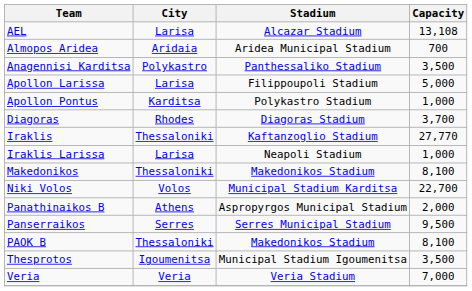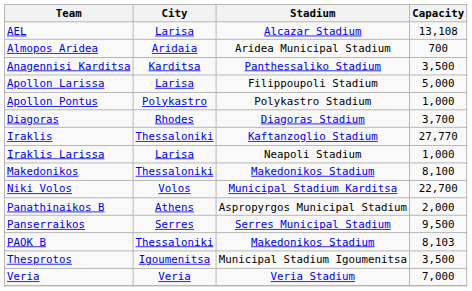(175, 66) Polykastro -> (175, 66) Karditsa
(175, 101) Karditsa -> (175, 101) Polykastro
(438, 242) 8,100 -> (438, 242) 8,103
